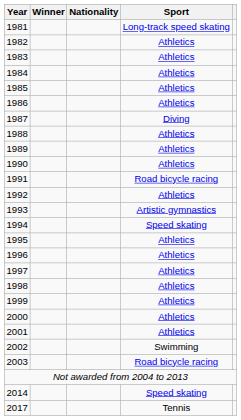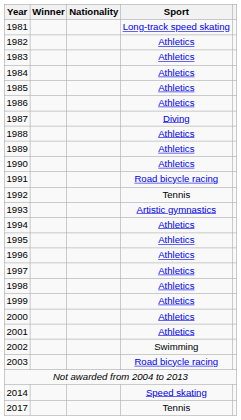(176, 194) Athletics -> (176, 194) Tennis
(176, 225) Speed skating -> (176, 225) Athletics
